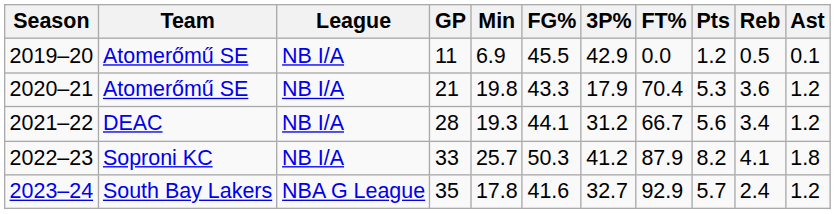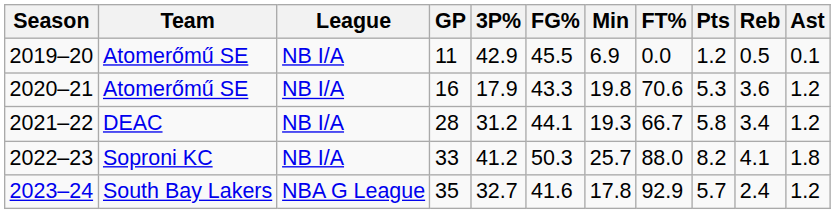columns swapped: (497, 21) <-> (609, 21)
(447, 89) 21 -> (447, 89) 16
(662, 89) 70.4 -> (662, 89) 70.6
(711, 123) 5.6 -> (711, 123) 5.8
(662, 157) 87.9 -> (662, 157) 88.0
